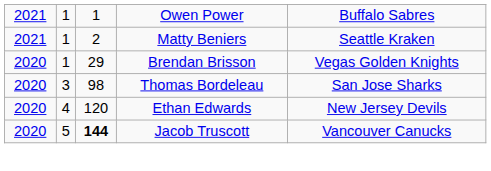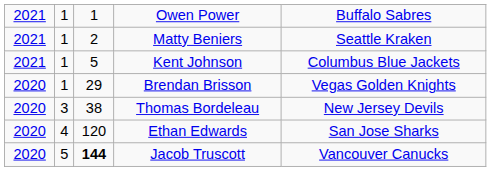+ row: (198, 62)
(96, 85) 98 -> (94, 108) 38
(387, 85) San Jose Sharks -> (384, 108) New Jersey Devils
(387, 108) New Jersey Devils -> (384, 131) San Jose Sharks
